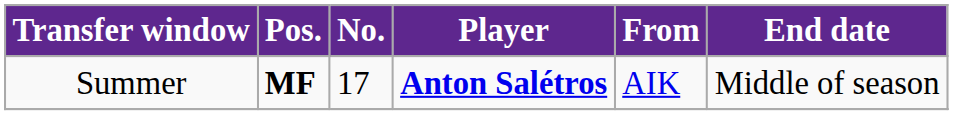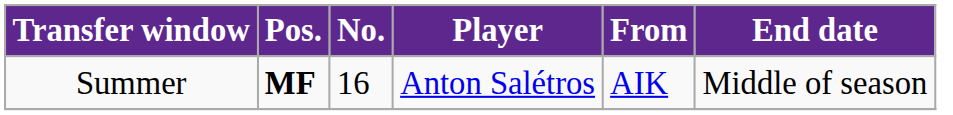(353, 82) 17 -> (353, 82) 16
(504, 82) bold -> (498, 82) normal
